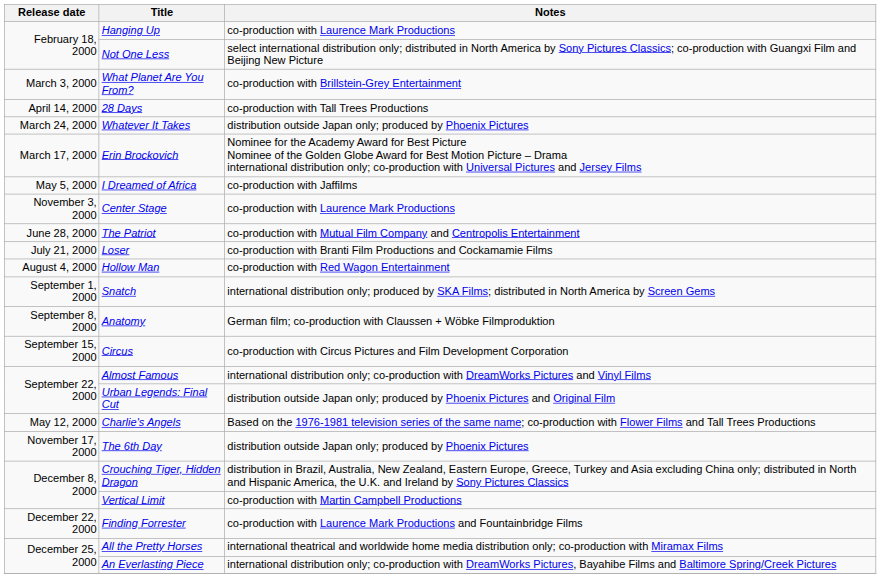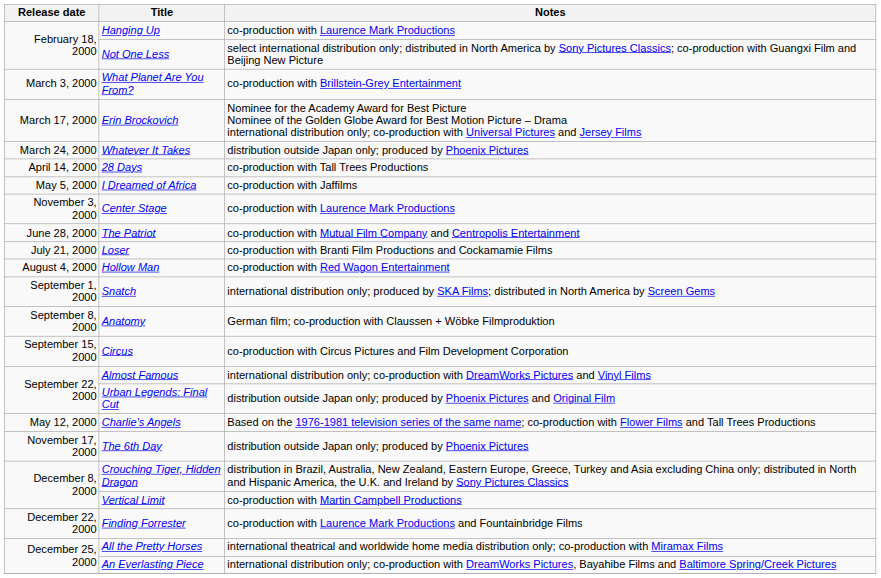rows swapped: (140, 155) <-> (122, 108)
